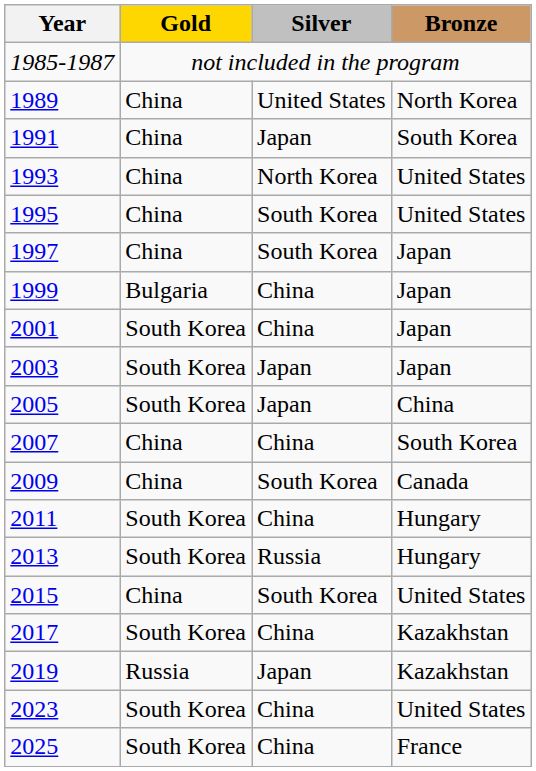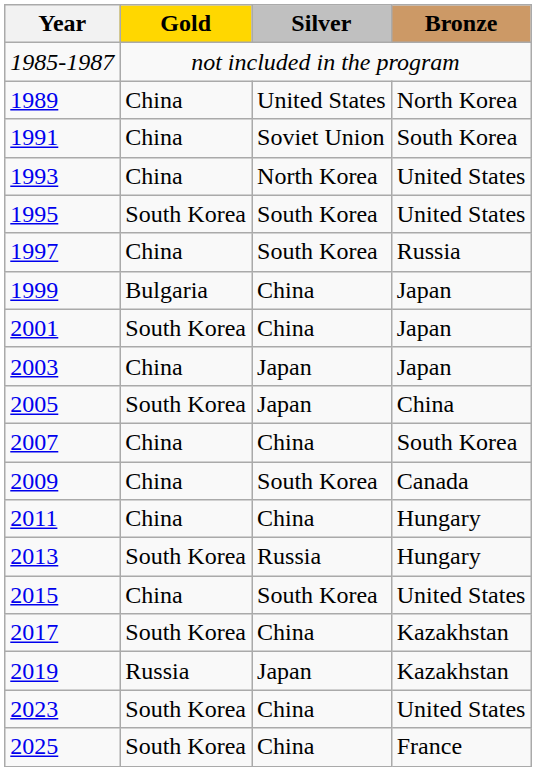(284, 137) Japan -> (321, 137) Soviet Union
(154, 213) China -> (186, 213) South Korea
(424, 251) Japan -> (429, 251) Russia
(186, 366) South Korea -> (154, 366) China
(186, 518) South Korea -> (154, 518) China
